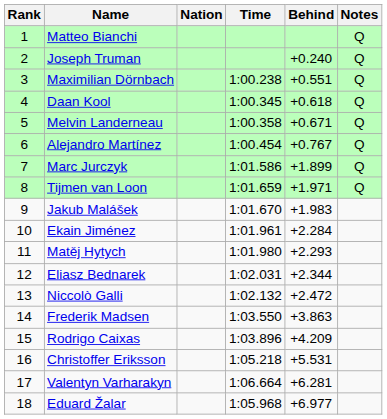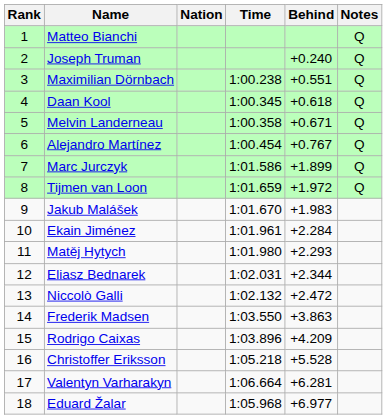(311, 187) +1.971 -> (311, 187) +1.972
(311, 360) +5.531 -> (311, 360) +5.528
